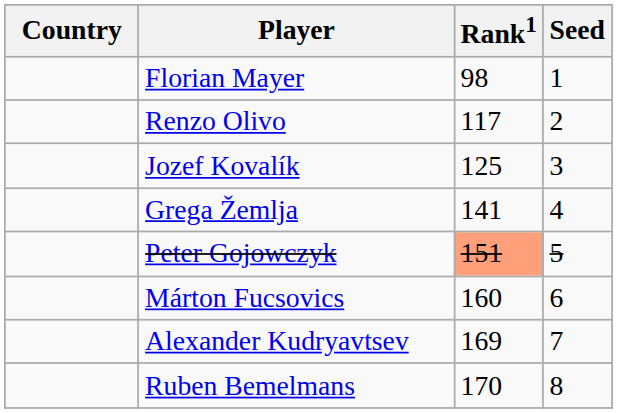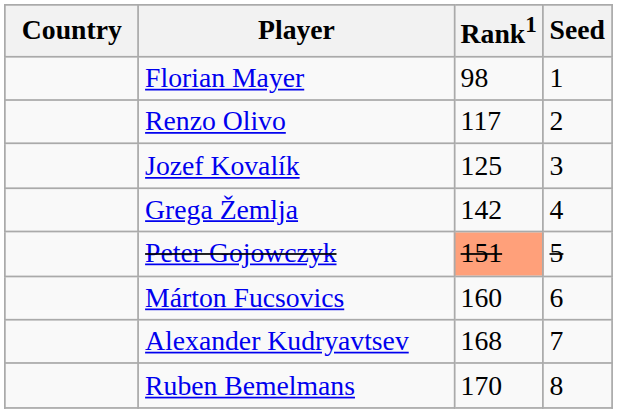(481, 209) 141 -> (481, 209) 142
(481, 341) 169 -> (481, 341) 168
